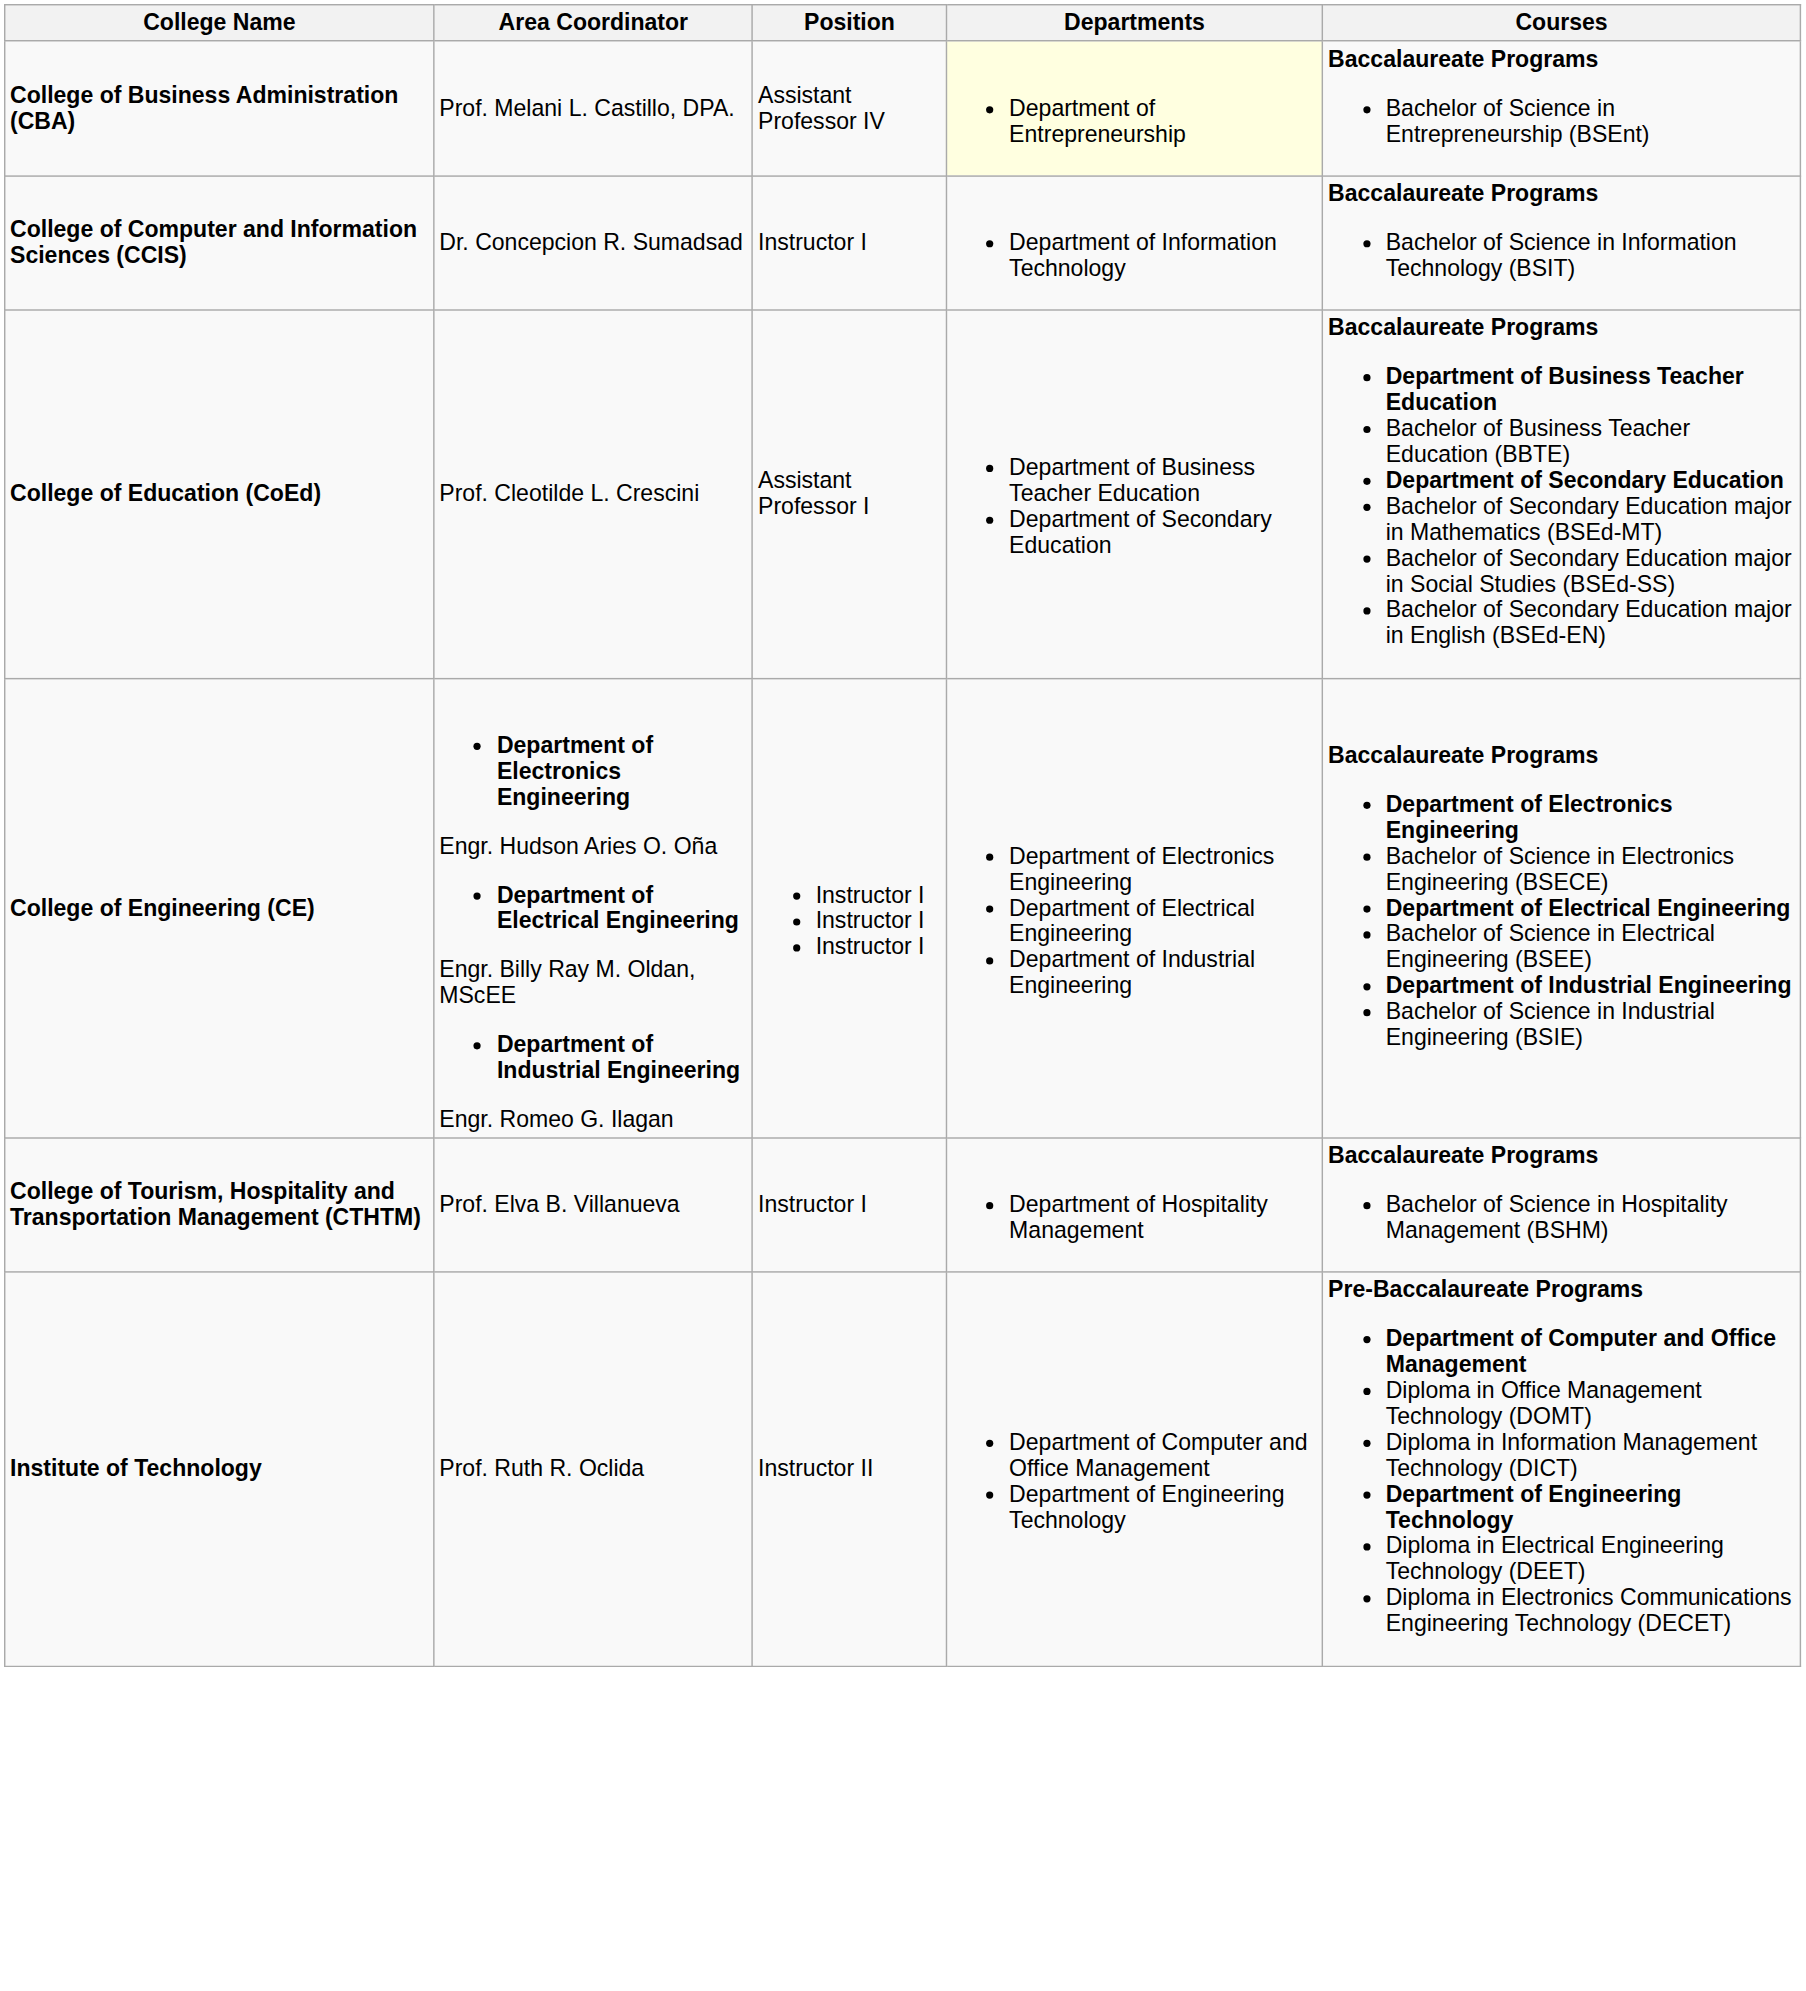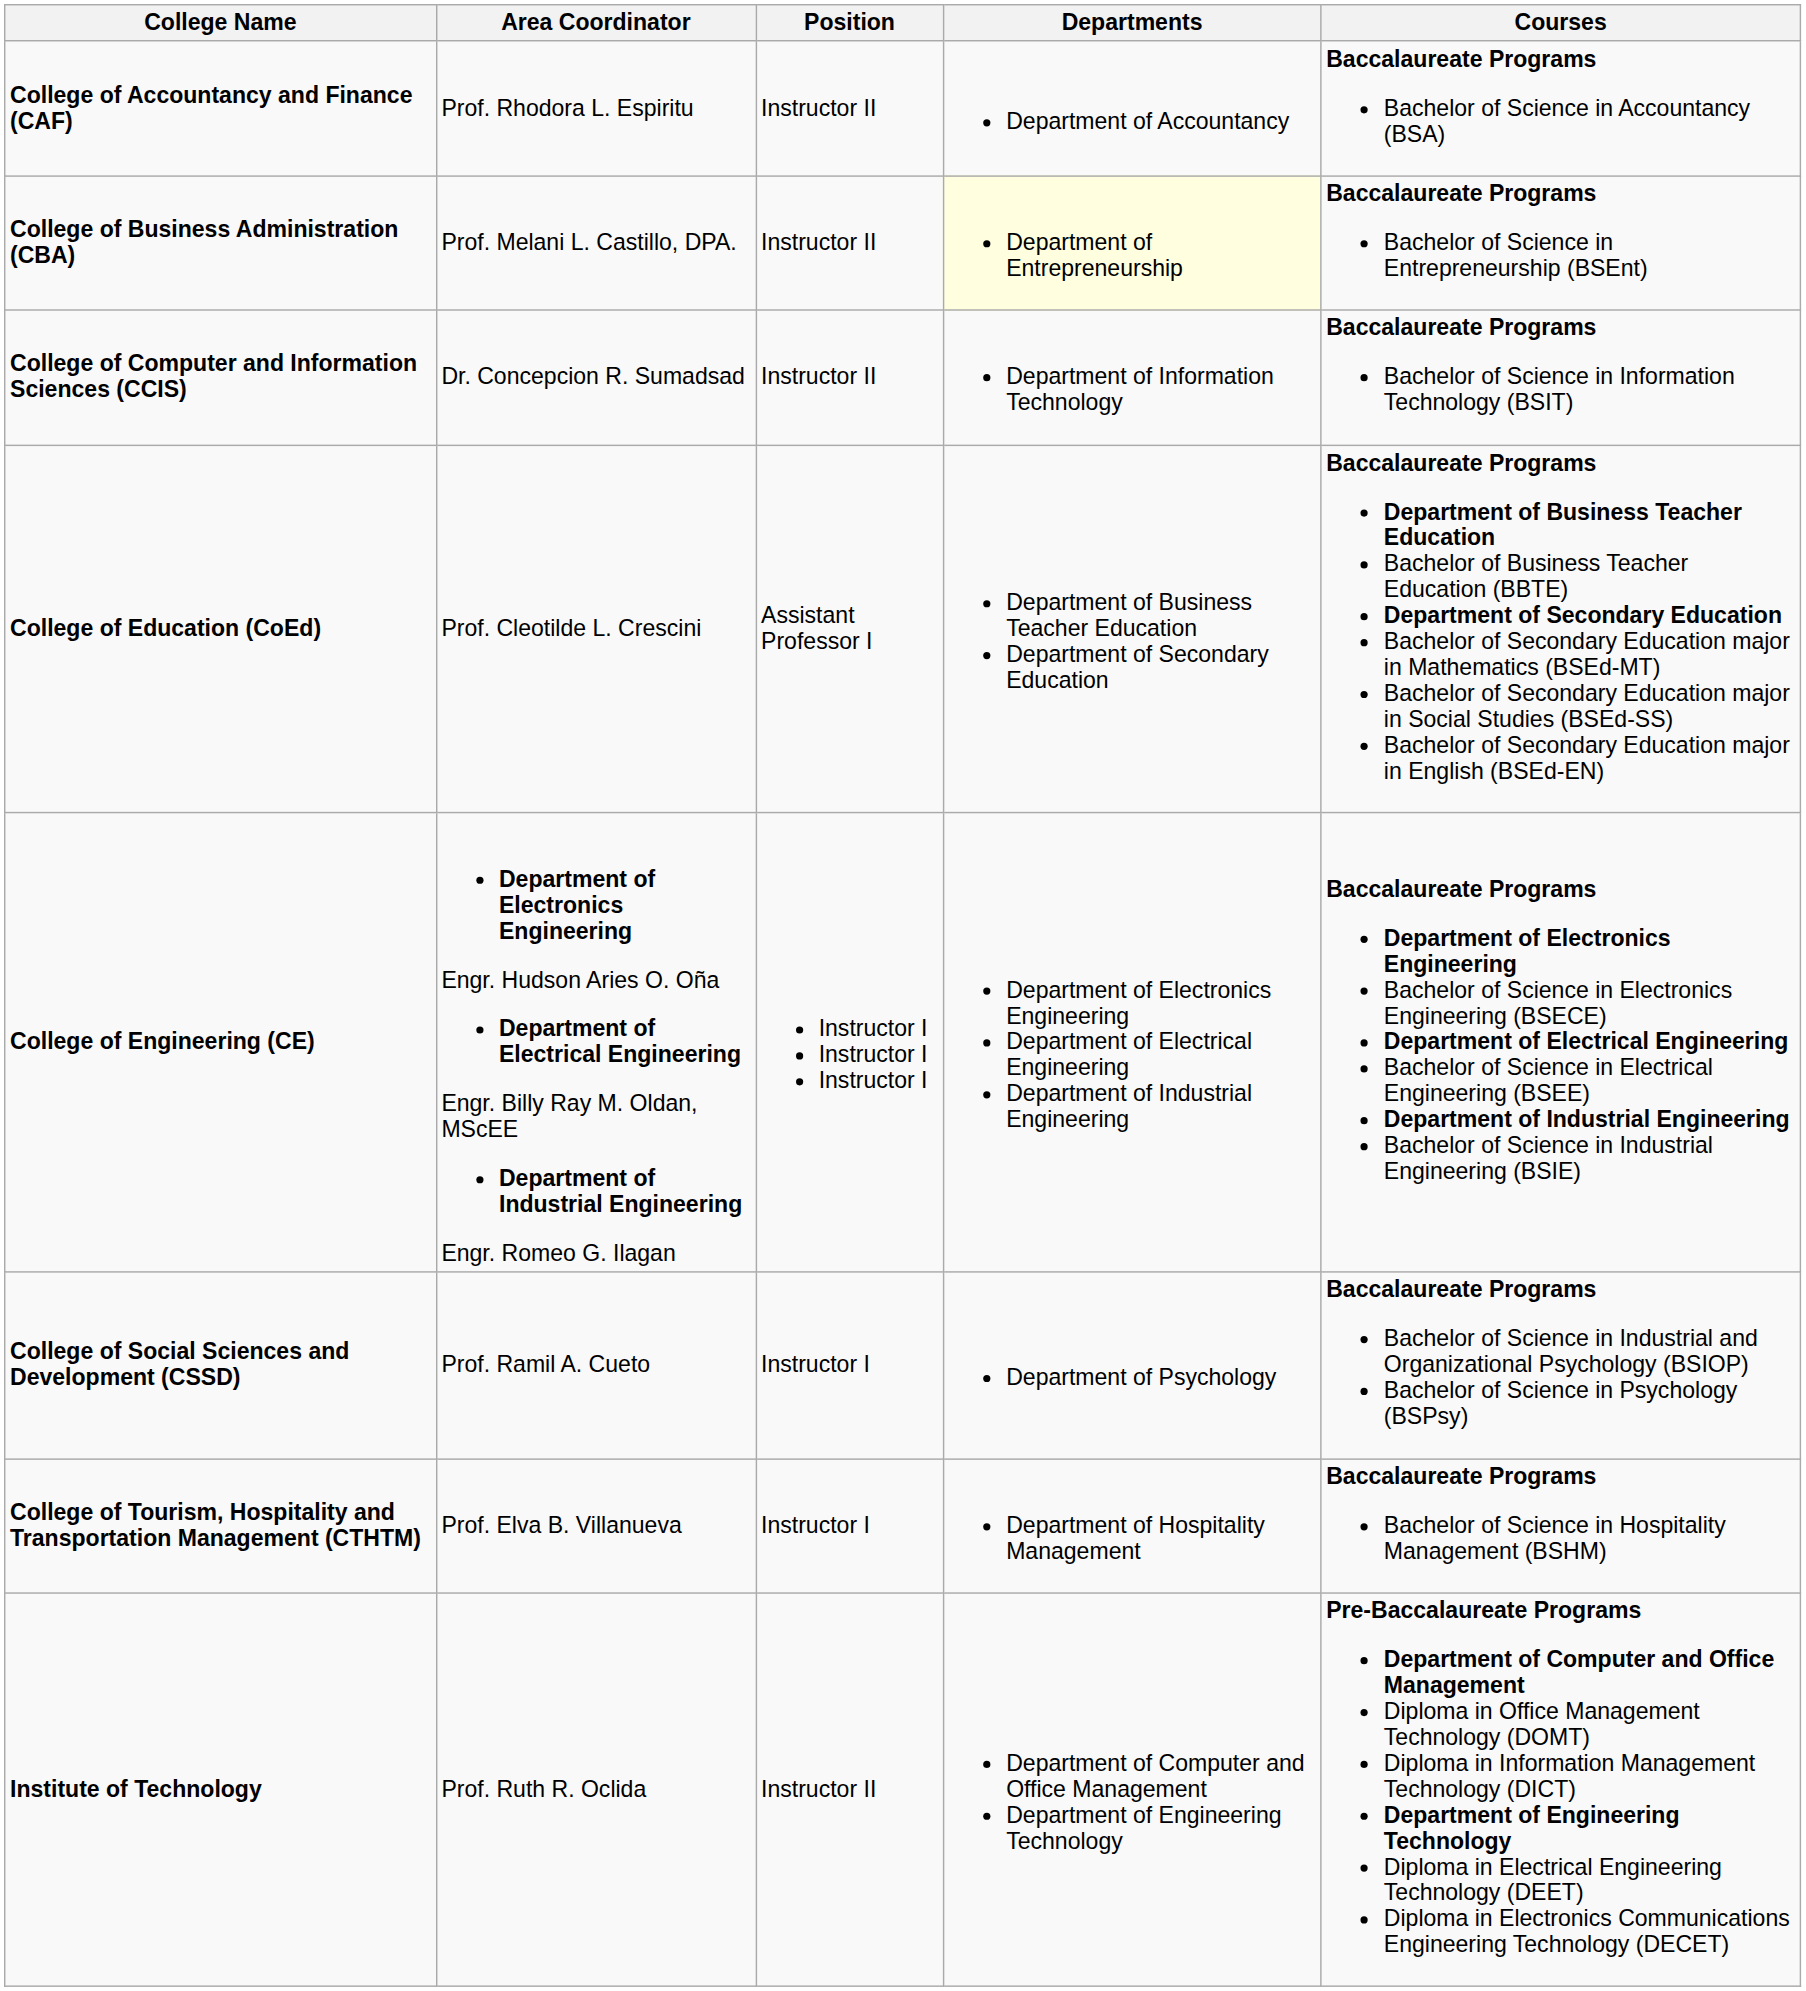+ row: (211, 108)
(821, 108) Assistant Professor IV -> (819, 242) Instructor II
(812, 242) Instructor I -> (819, 377) Instructor II
+ row: (180, 1365)
